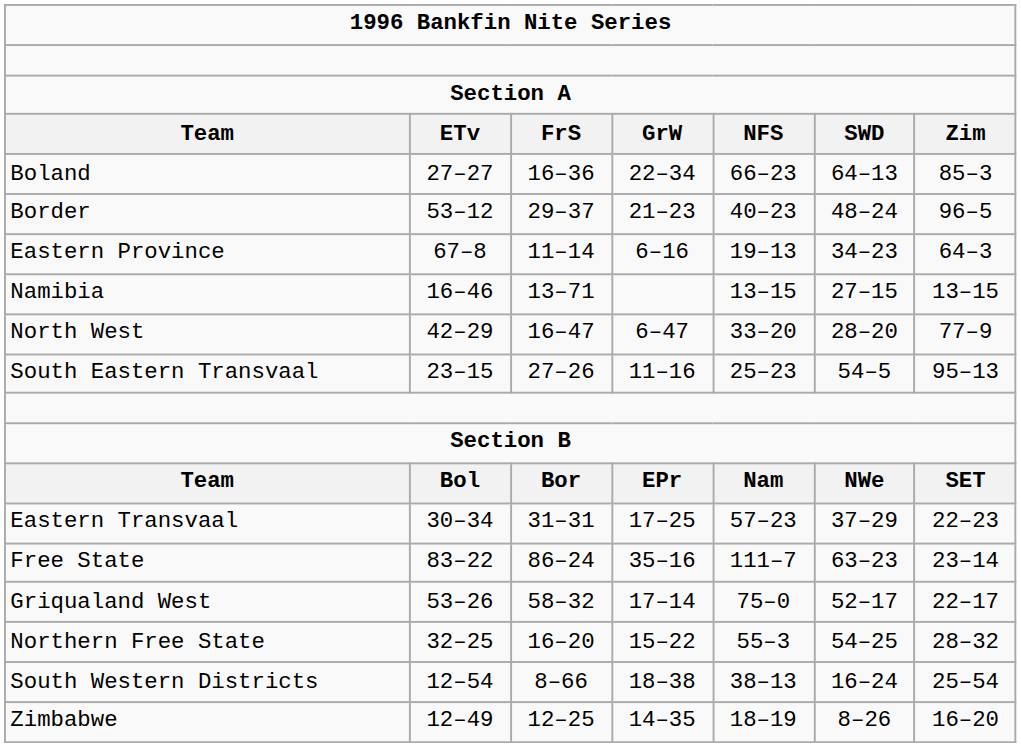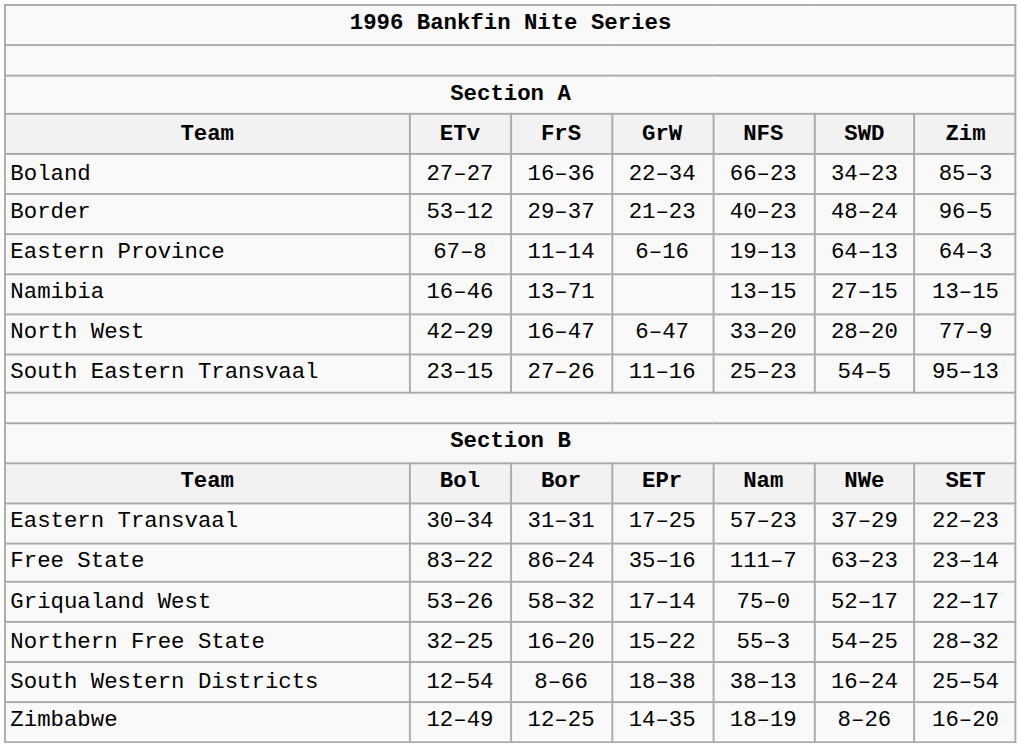(864, 173) 64–13 -> (864, 173) 34–23
(864, 253) 34–23 -> (864, 253) 64–13
